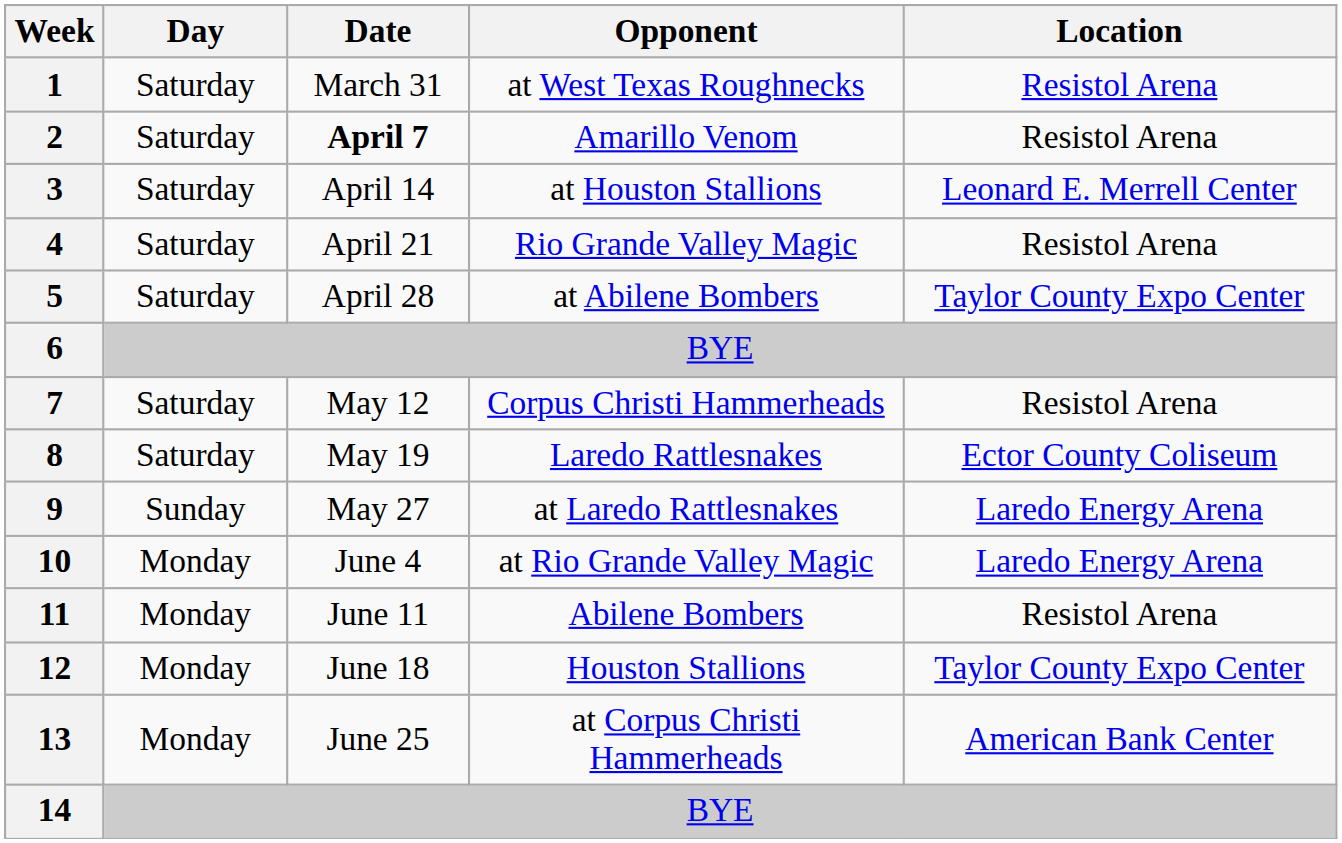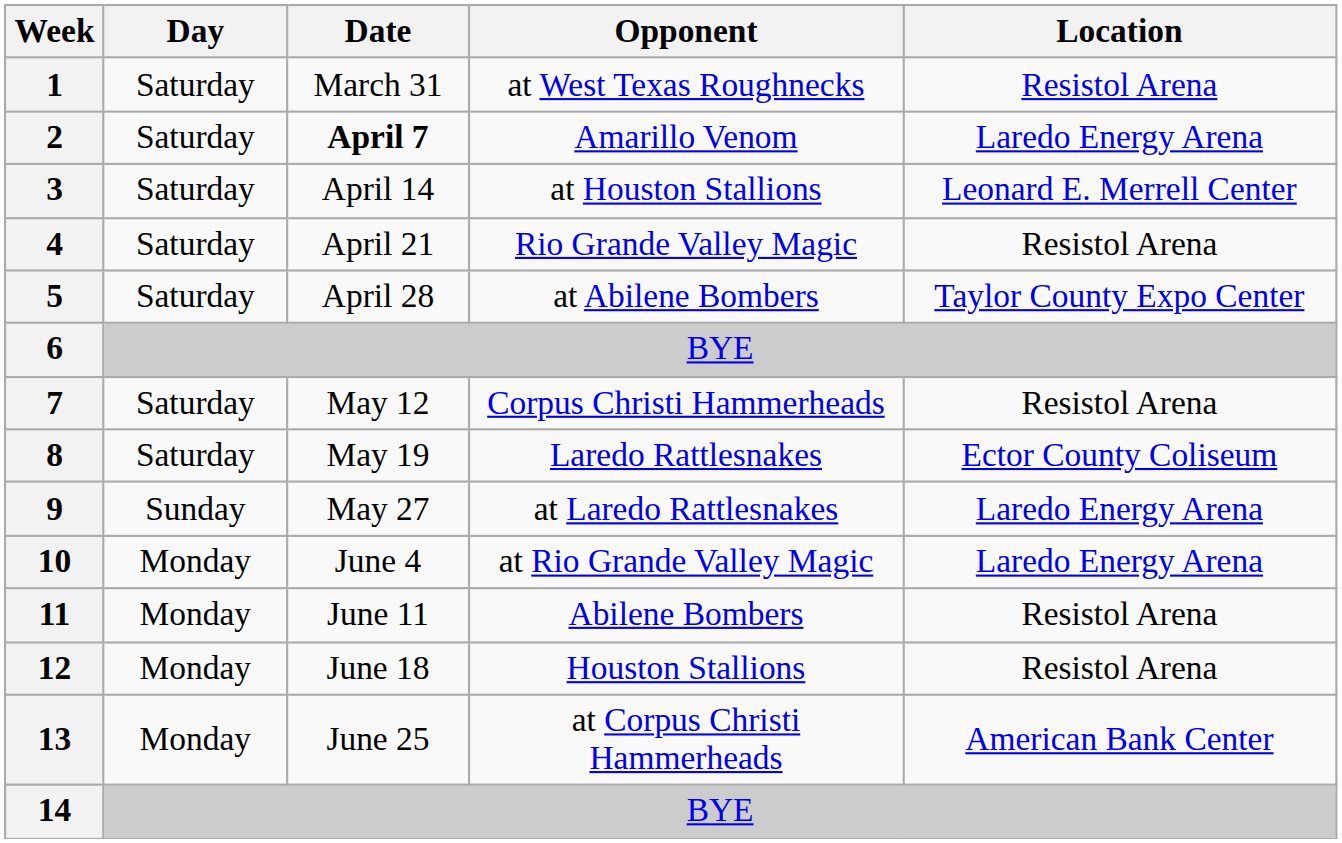(1119, 137) Resistol Arena -> (1119, 137) Laredo Energy Arena
(1119, 667) Taylor County Expo Center -> (1119, 667) Resistol Arena
